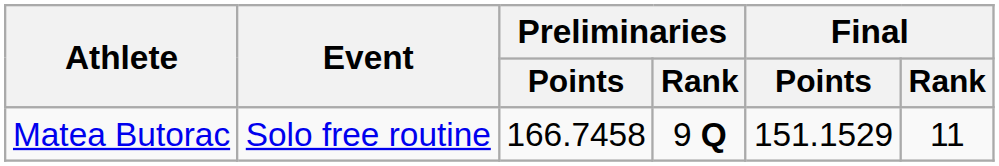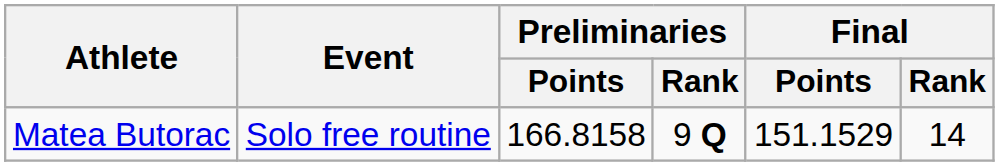(576, 135) 166.7458 -> (576, 135) 166.8158
(947, 135) 11 -> (947, 135) 14
